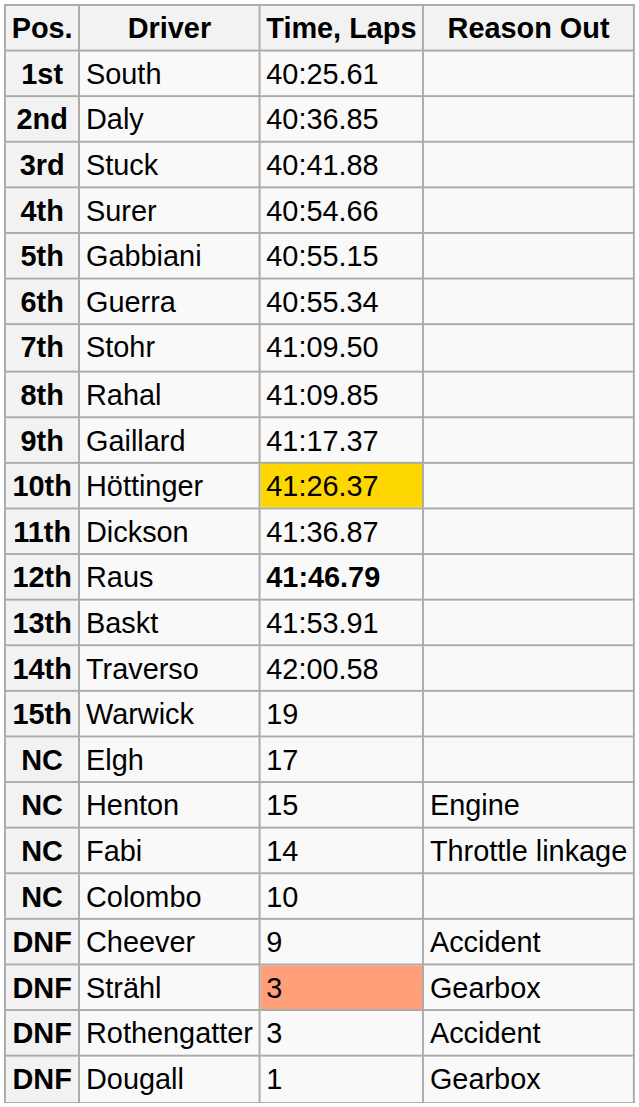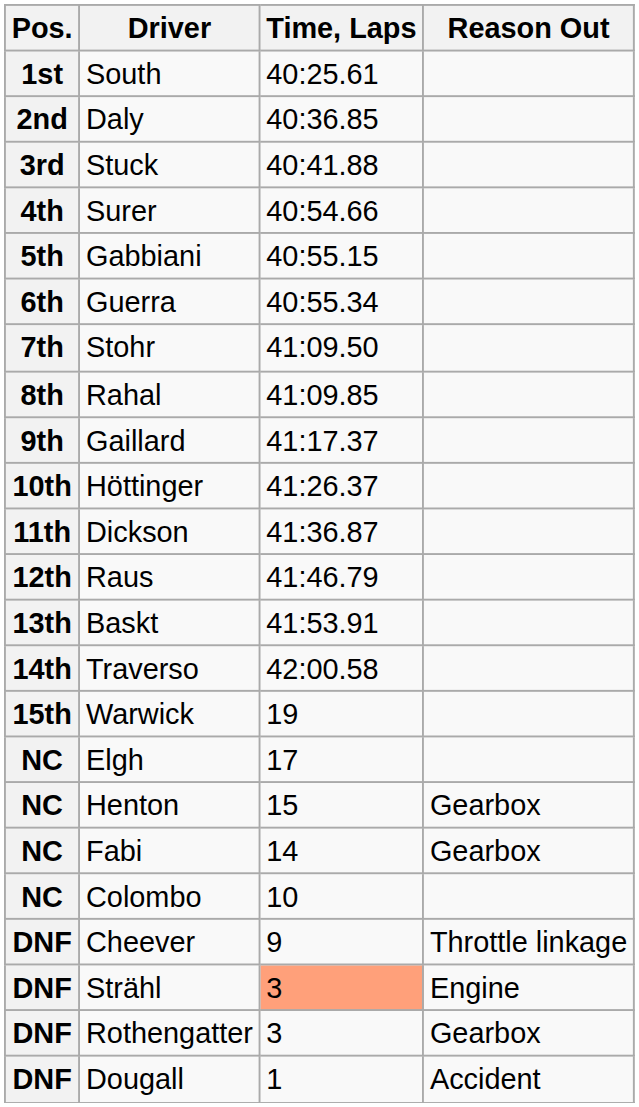(322, 485) gold background -> (322, 485) no background
(323, 577) bold -> (322, 577) normal
(475, 805) Engine -> (485, 805) Gearbox
(529, 851) Throttle linkage -> (485, 851) Gearbox
(485, 942) Accident -> (529, 942) Throttle linkage
(485, 988) Gearbox -> (475, 988) Engine
(485, 1034) Accident -> (485, 1034) Gearbox
(485, 1080) Gearbox -> (485, 1080) Accident
